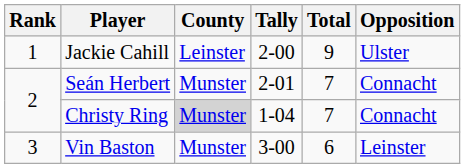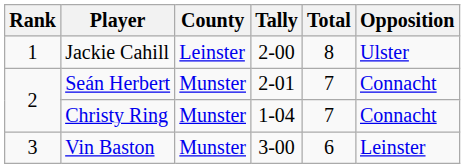(329, 52) 9 -> (329, 52) 8
(213, 115) lightgrey background -> (213, 115) no background
